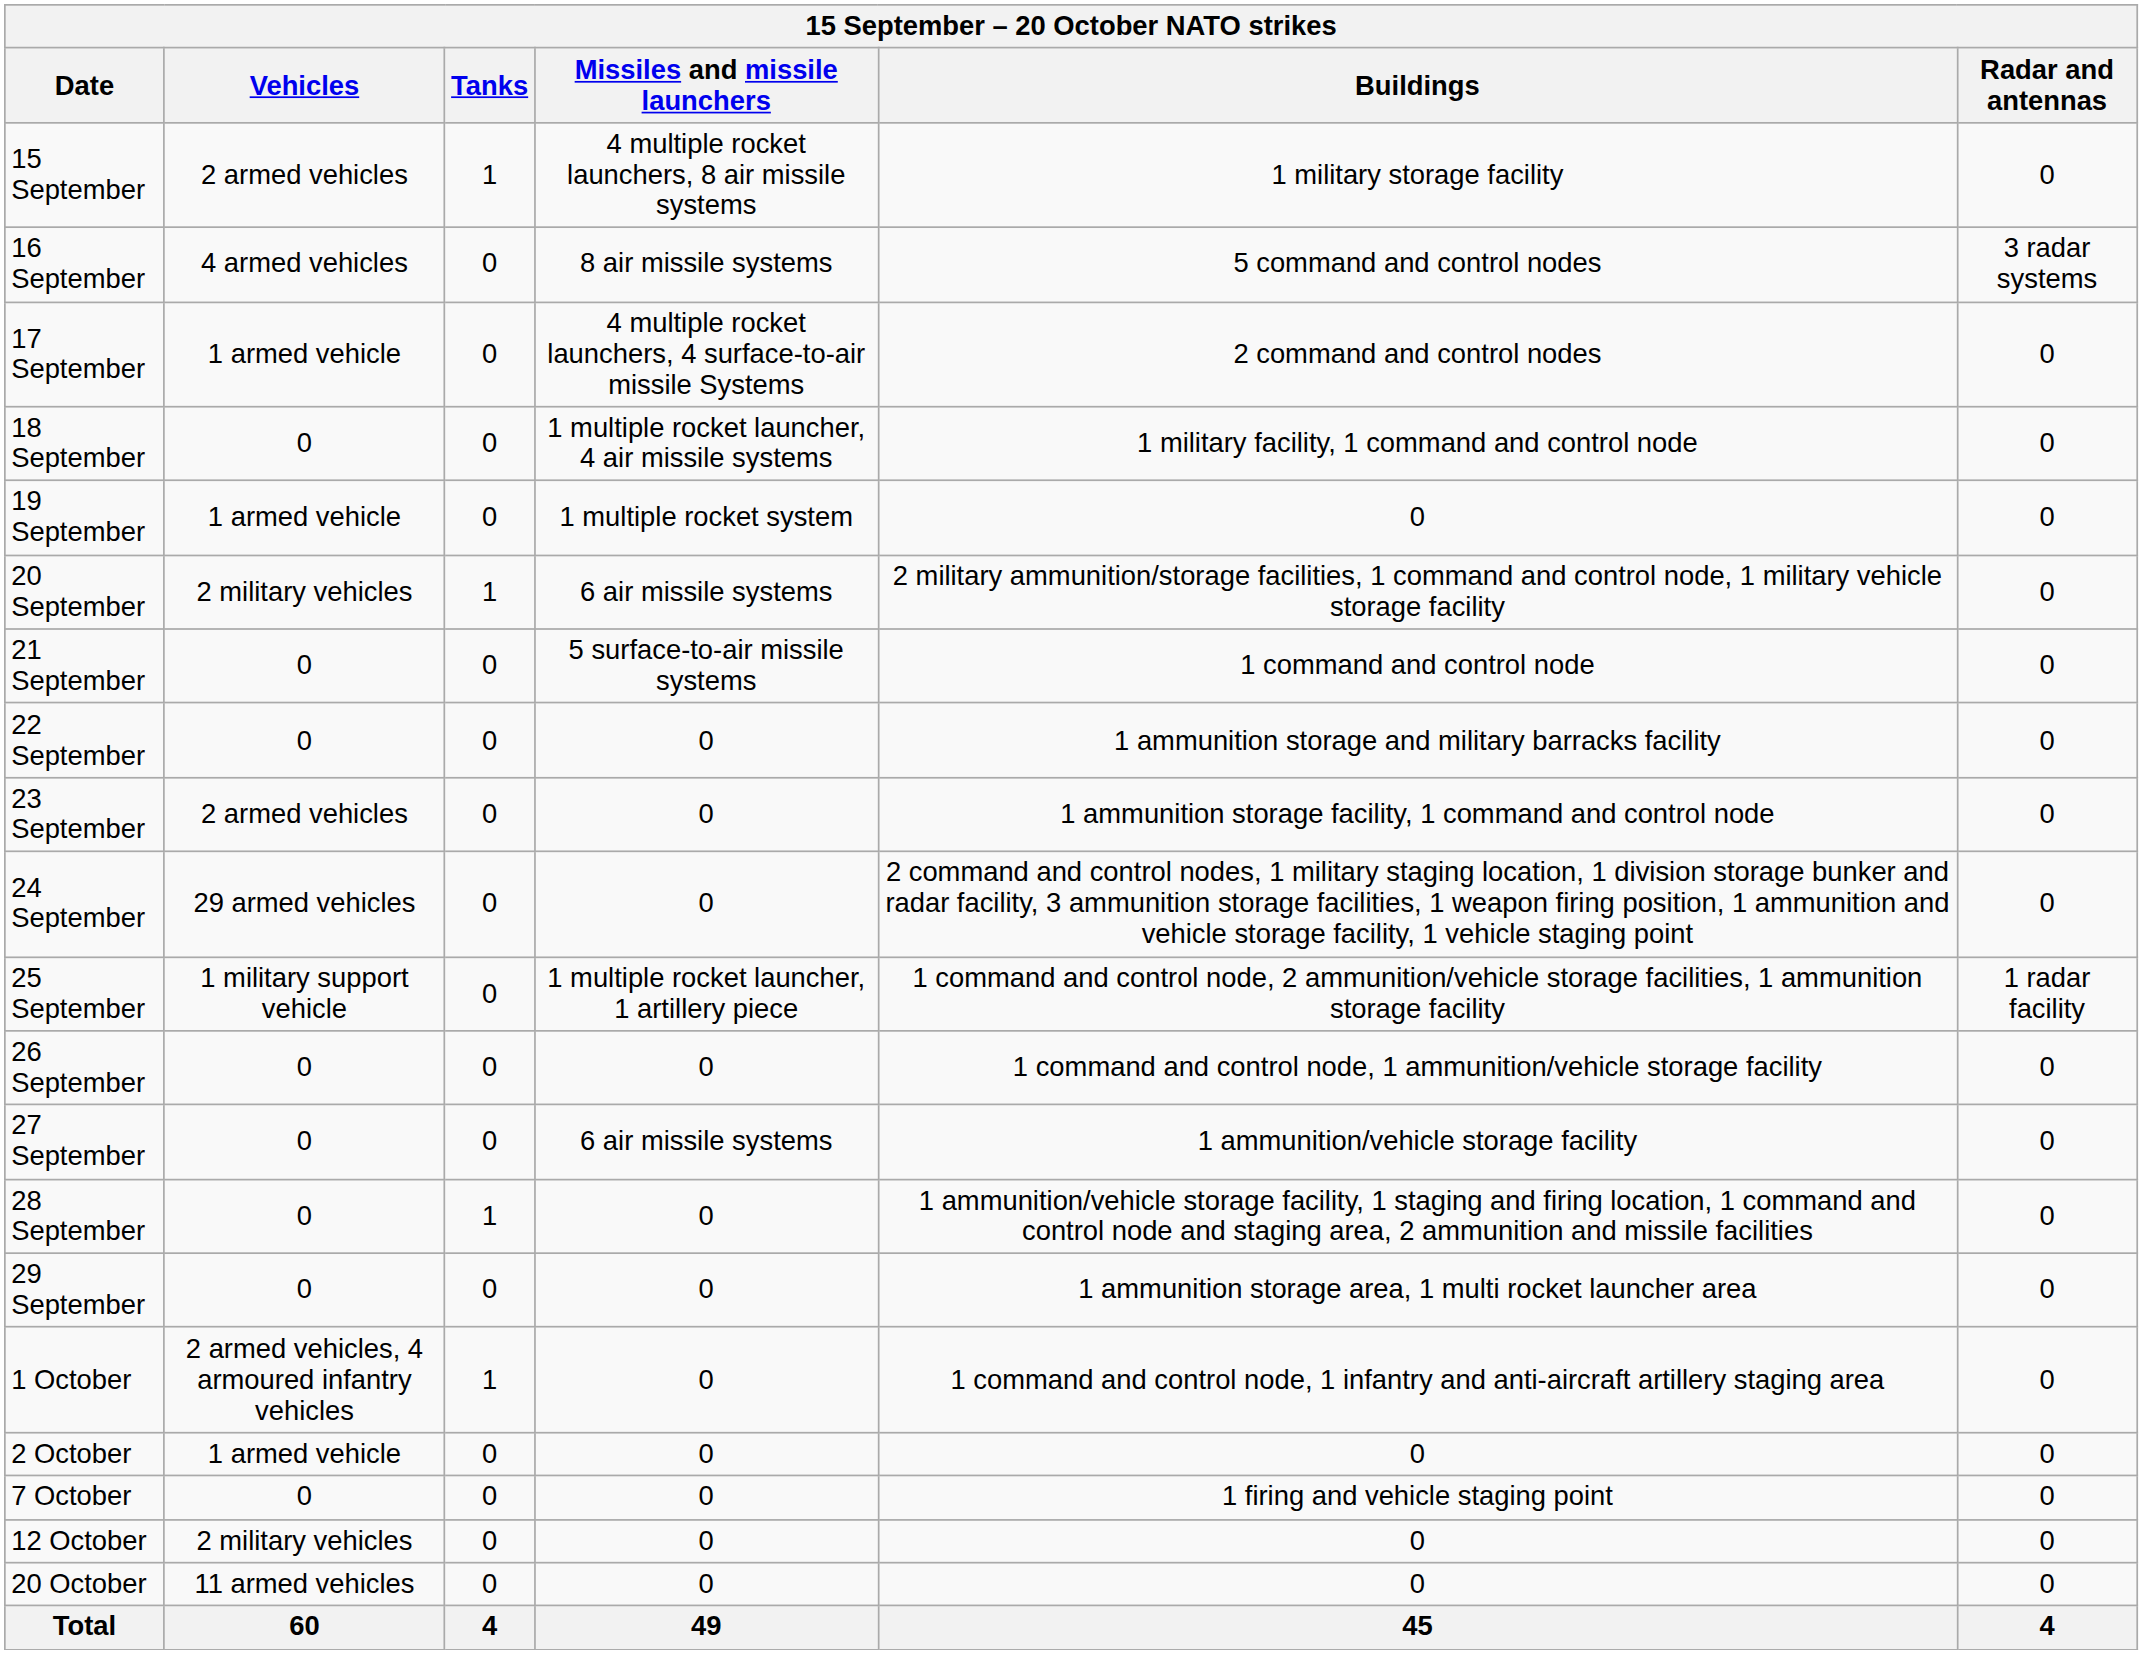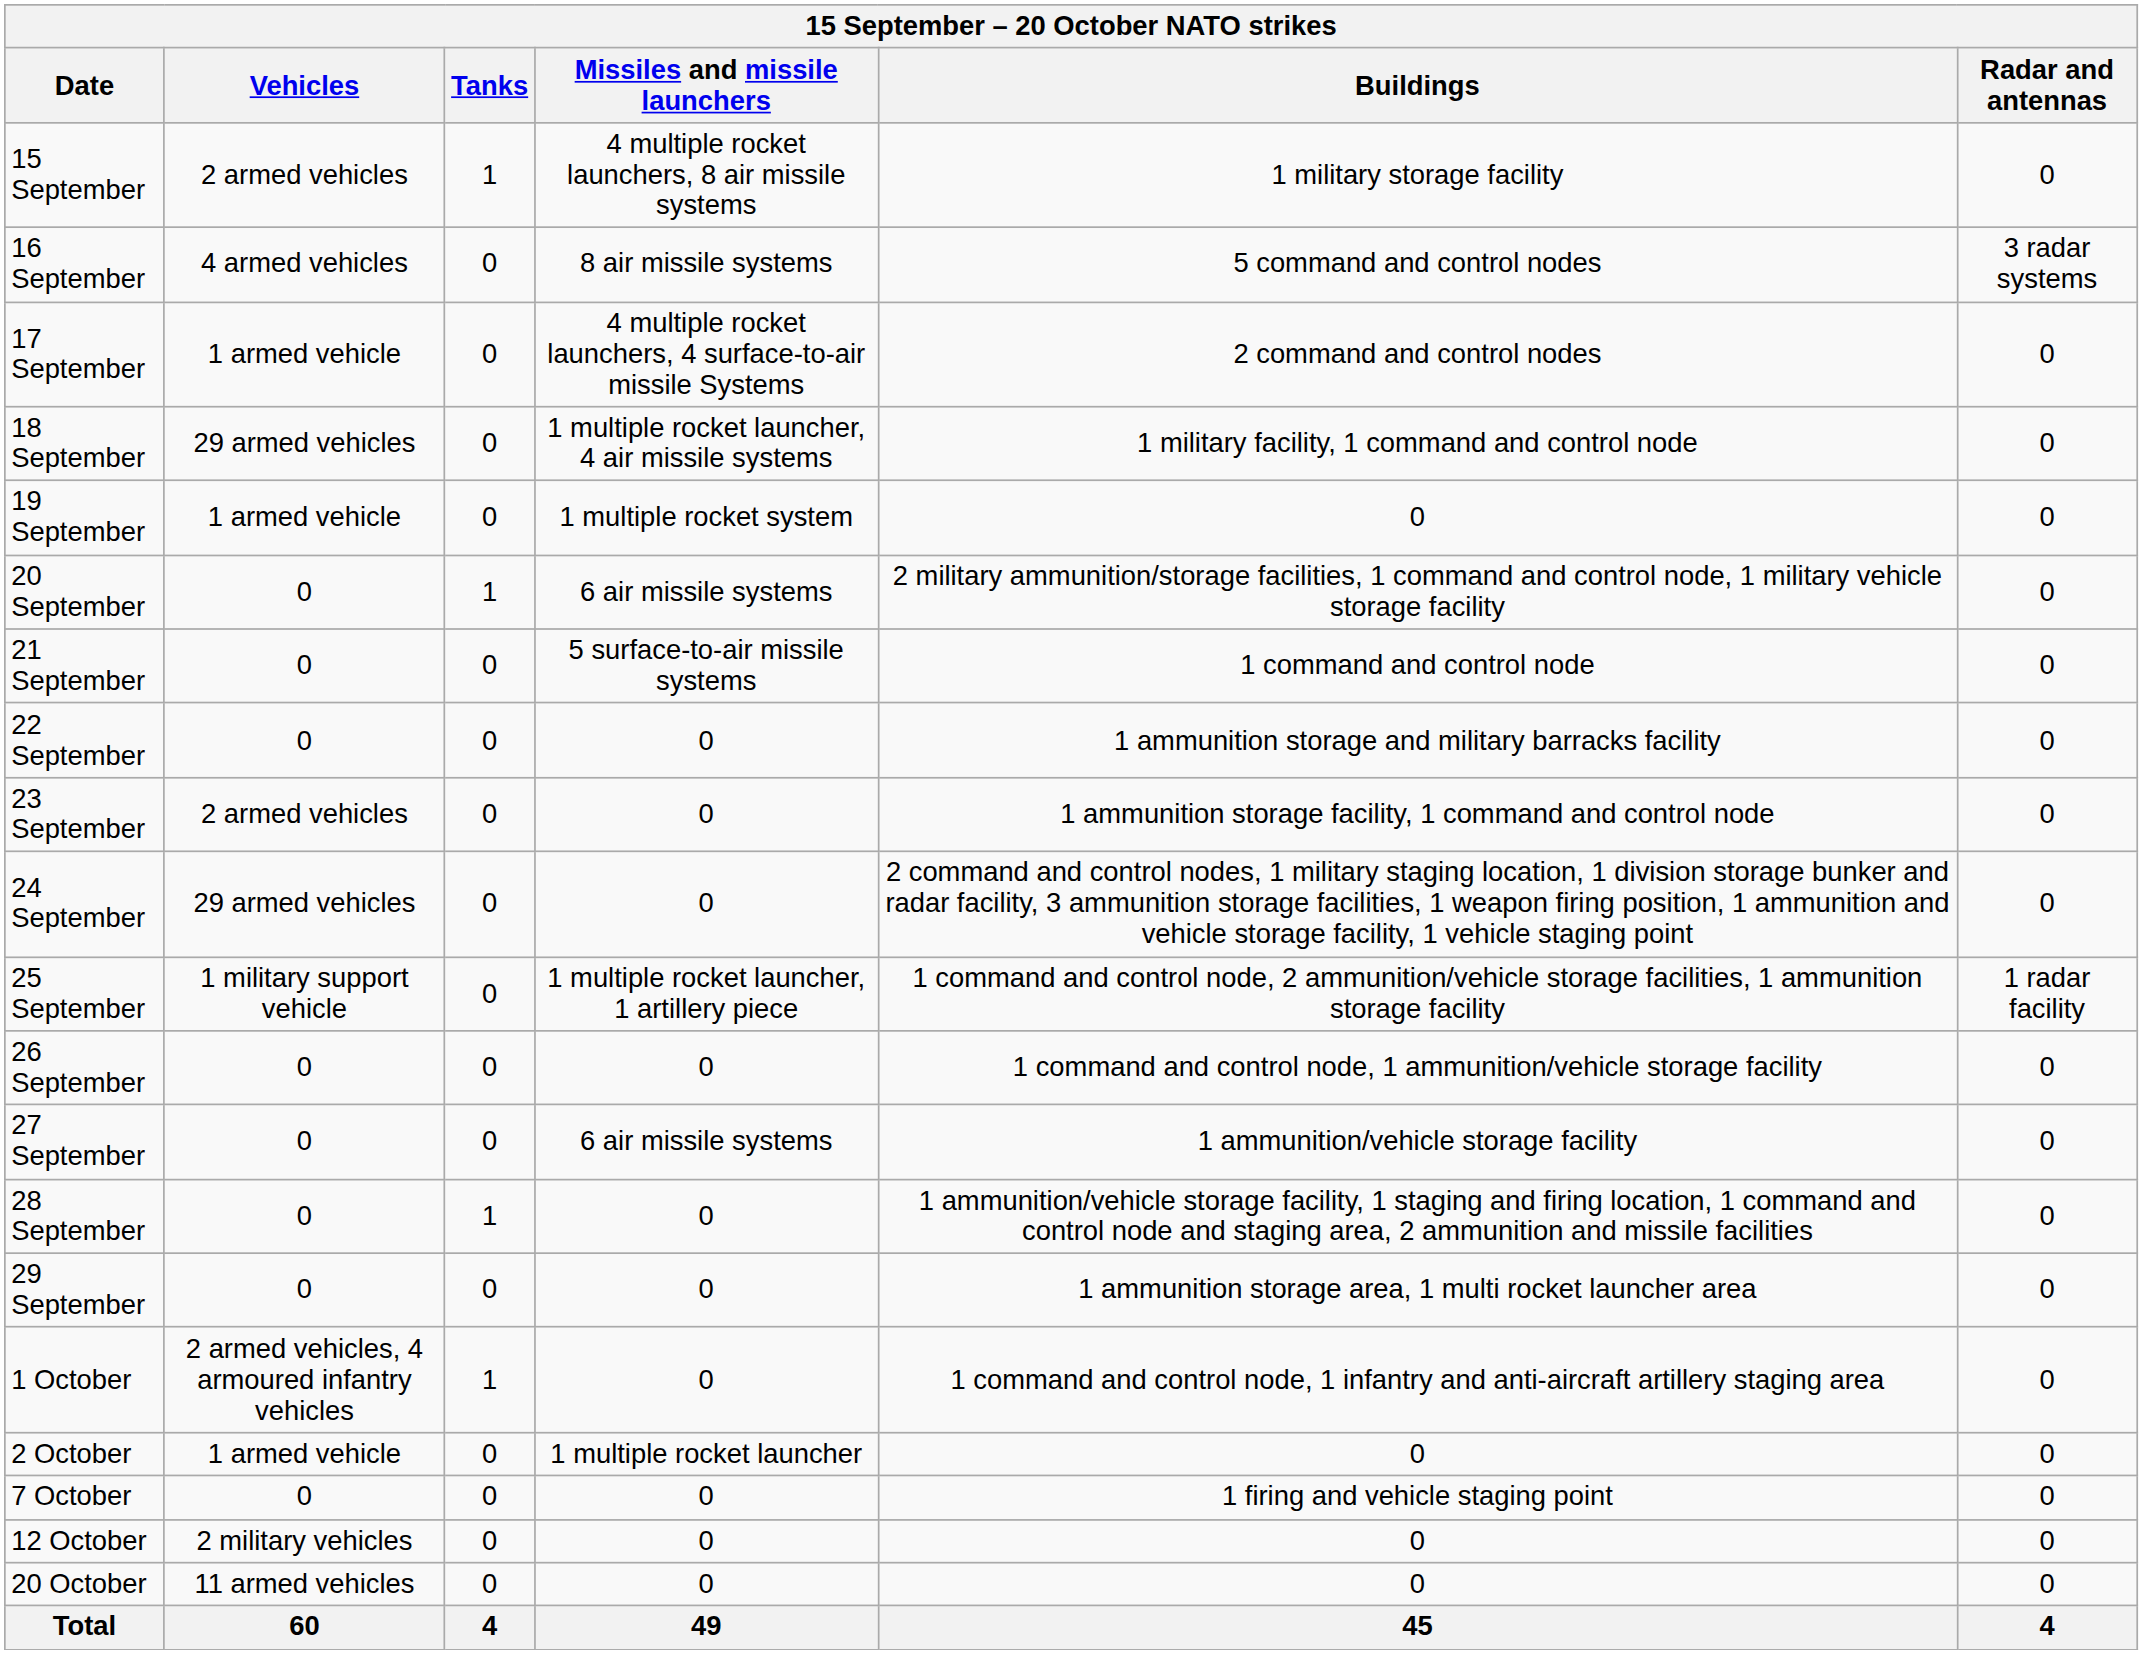(304, 443) 0 -> (304, 443) 29 armed vehicles
(304, 591) 2 military vehicles -> (304, 591) 0
(706, 1453) 0 -> (706, 1453) 1 multiple rocket launcher
